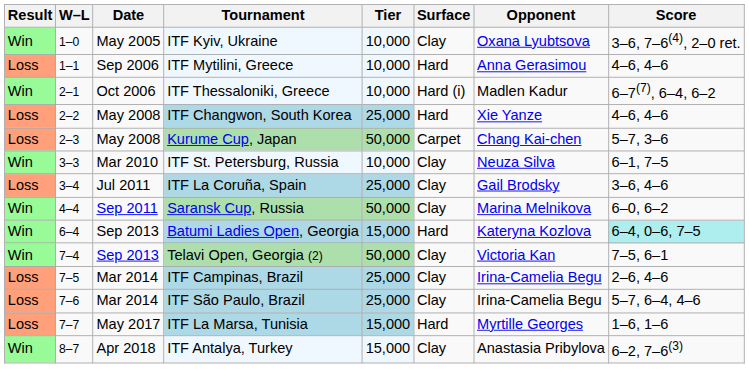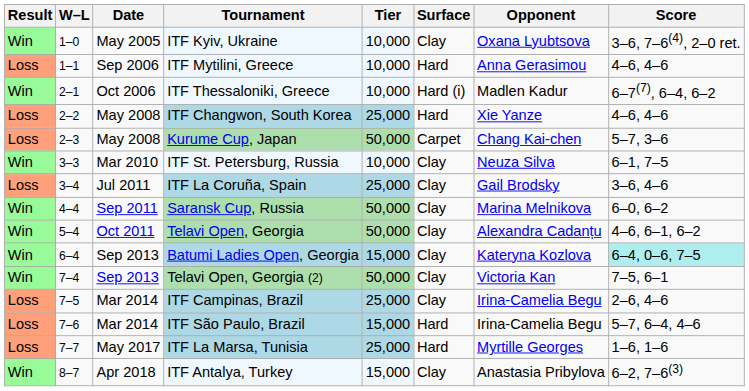+ row: (236, 231)
(433, 231) Hard -> (431, 254) Clay
(388, 301) 25,000 -> (388, 324) 15,000
(431, 301) Clay -> (433, 324) Hard
(388, 324) 15,000 -> (388, 347) 25,000
